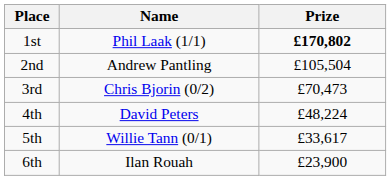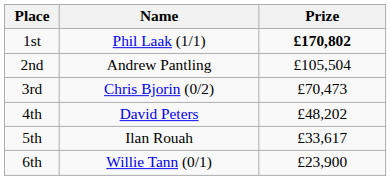(322, 114) £48,224 -> (322, 114) £48,202
(159, 138) Willie Tann (0/1) -> (159, 138) Ilan Rouah
(159, 162) Ilan Rouah -> (159, 162) Willie Tann (0/1)
